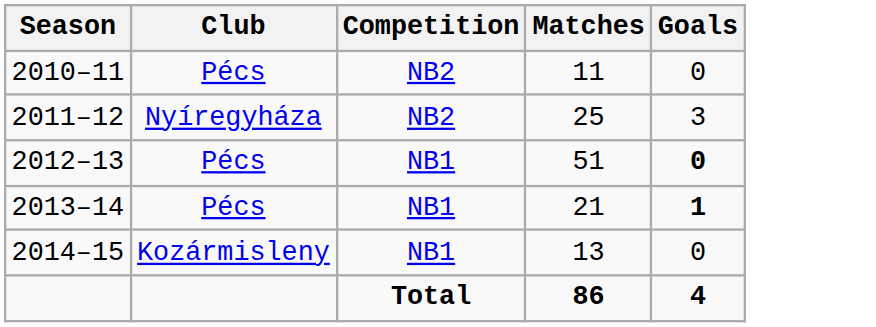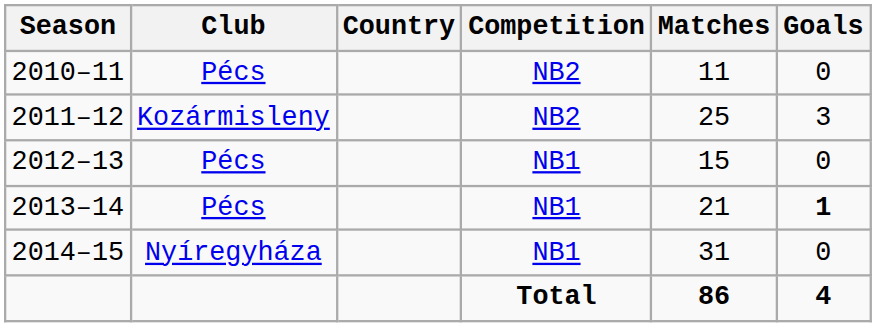+ column: (399, 27)
(233, 117) Nyíregyháza -> (233, 117) Kozármisleny
(589, 162) 51 -> (714, 162) 15
(698, 162) bold -> (823, 162) normal
(233, 252) Kozármisleny -> (233, 252) Nyíregyháza
(589, 252) 13 -> (714, 252) 31
